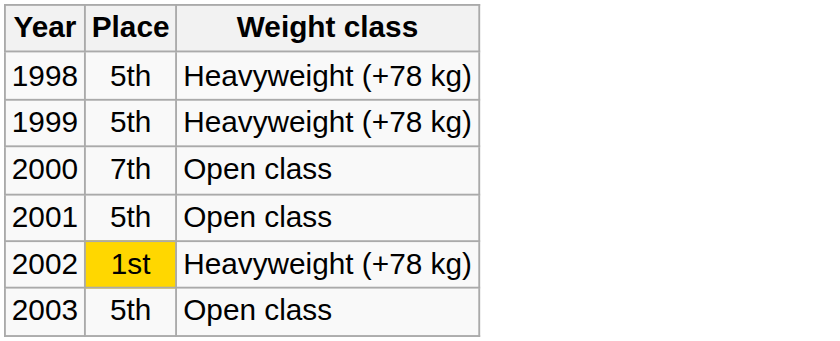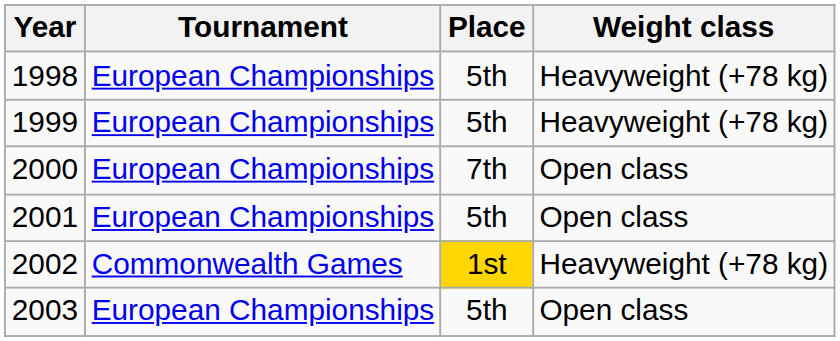+ column: (263, 28)
